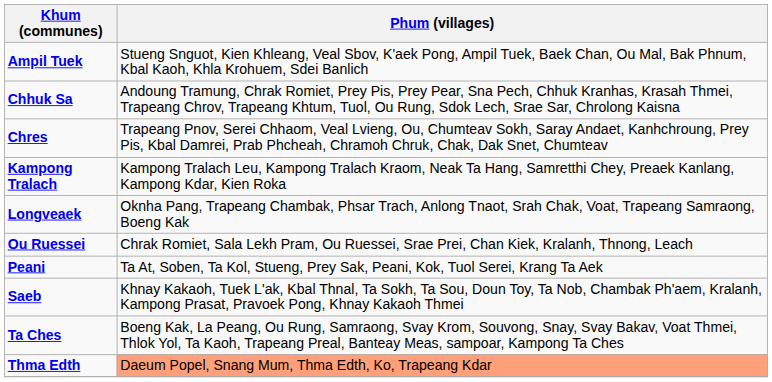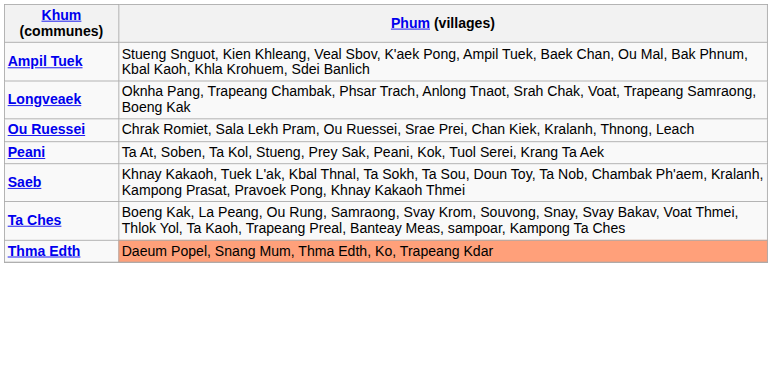- row: (40, 99)
- row: (28, 138)
- row: (40, 176)
